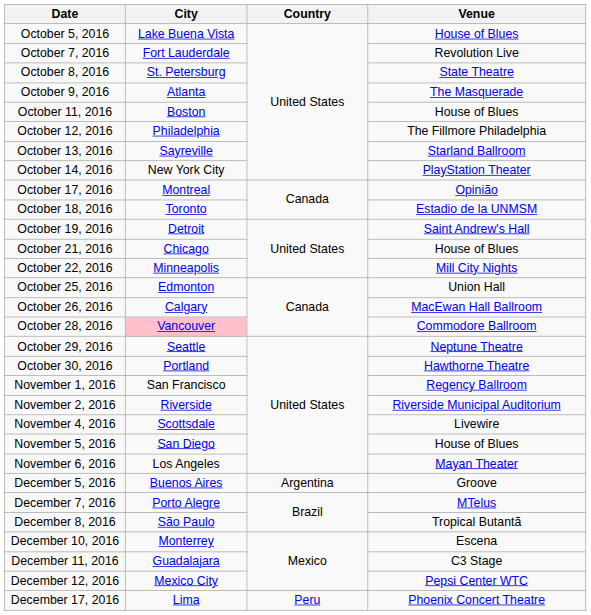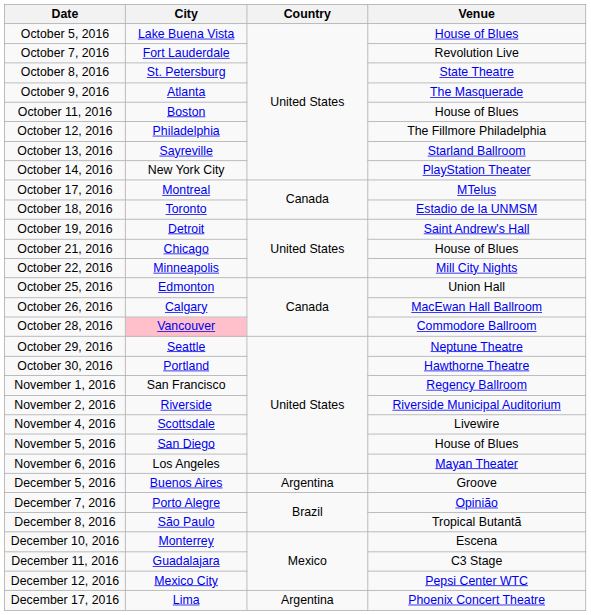(477, 190) Opinião -> (477, 190) MTelus
(477, 502) MTelus -> (477, 502) Opinião
(307, 600) Peru -> (307, 600) Argentina
